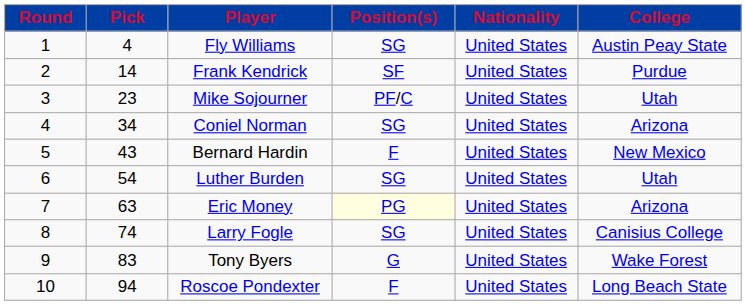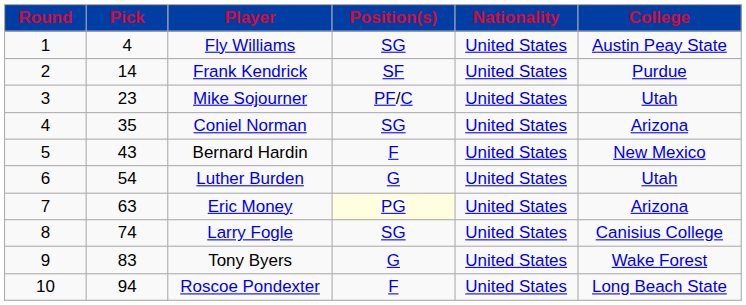(127, 125) 34 -> (127, 125) 35
(393, 179) SG -> (393, 179) G
